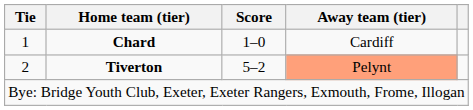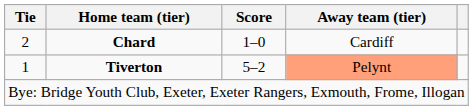(25, 41) 1 -> (25, 41) 2
(25, 66) 2 -> (25, 66) 1
